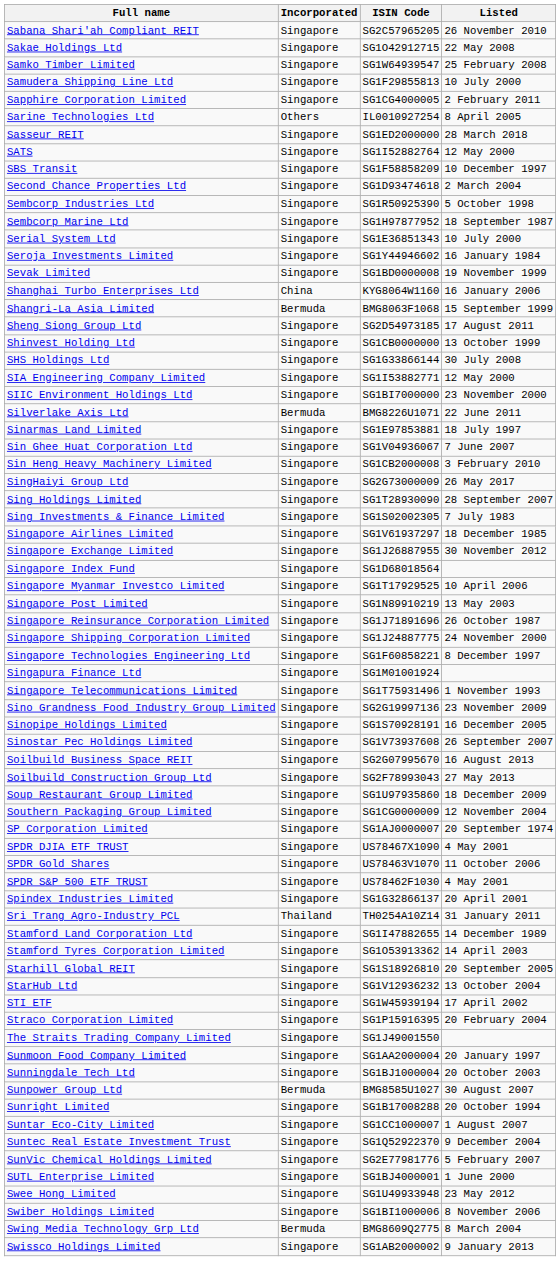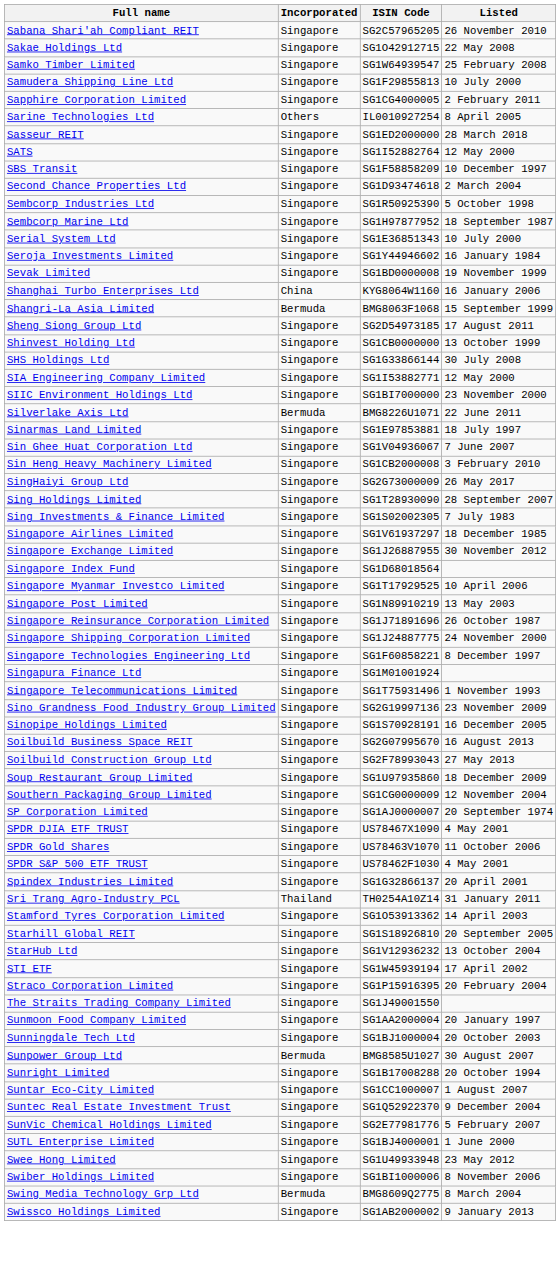- row: (100, 743)
- row: (100, 934)
